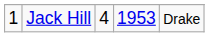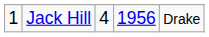(136, 18) 1953 -> (136, 18) 1956
